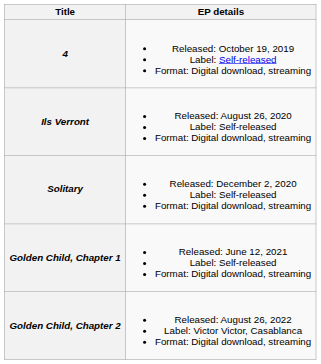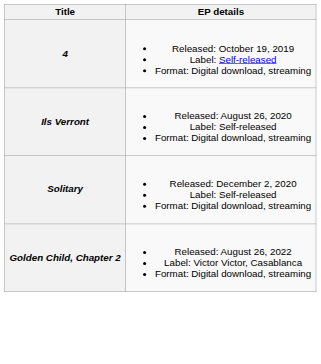- row: (65, 257)
